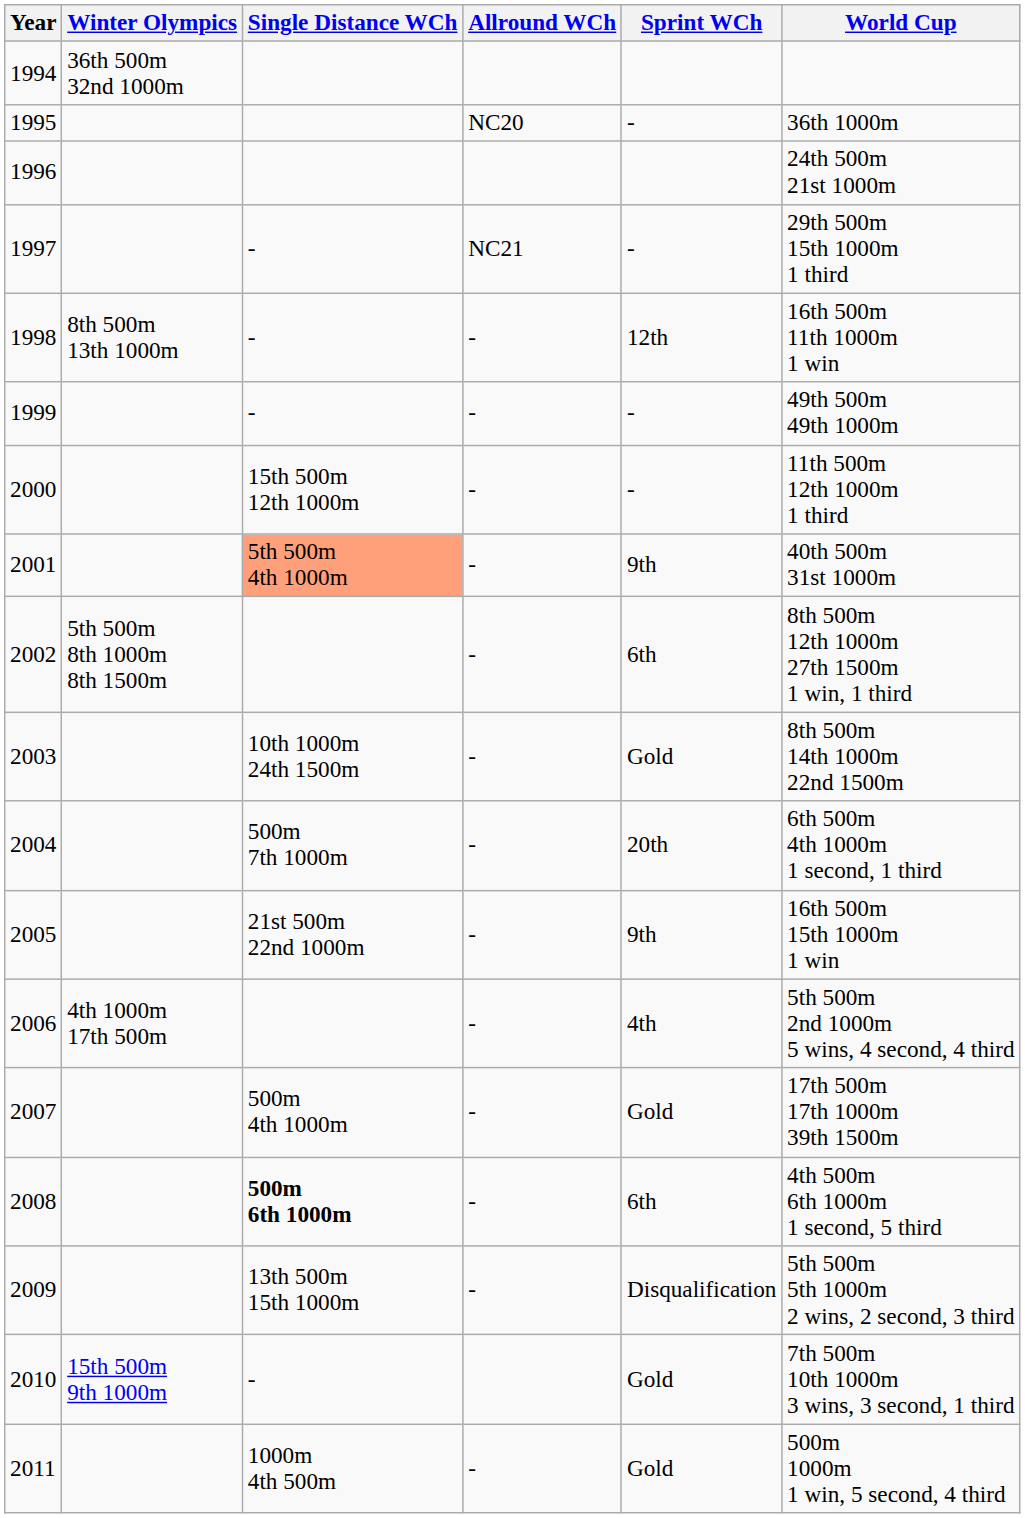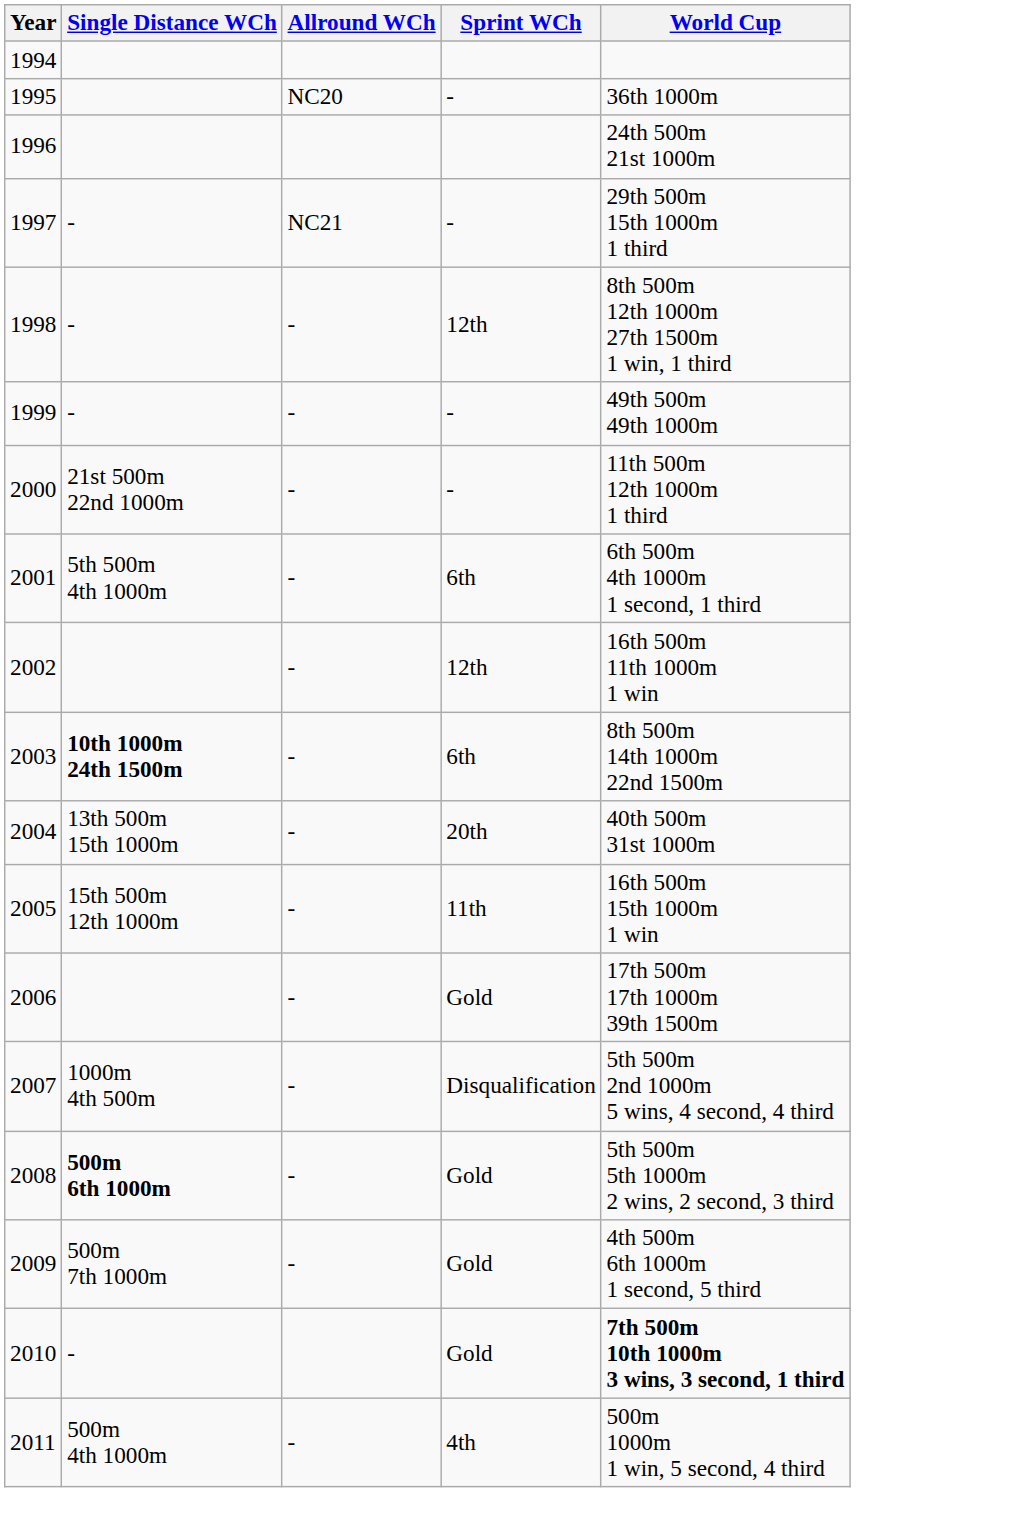- column: (152, 22)
(842, 337) 16th 500m 11th 1000m 1 win -> (669, 324) 8th 500m 12th 1000m 27th 1500m 1 win, 1 third
(304, 489) 15th 500m 12th 1000m -> (125, 489) 21st 500m 22nd 1000m
(298, 565) lightsalmon background -> (117, 578) no background
(642, 565) 9th -> (461, 578) 6th
(842, 565) 40th 500m 31st 1000m -> (684, 578) 6th 500m 4th 1000m 1 second, 1 third
(642, 654) 6th -> (467, 667) 12th
(850, 654) 8th 500m 12th 1000m 27th 1500m 1 win, 1 third -> (662, 667) 16th 500m 11th 1000m 1 win
(304, 756) normal -> (125, 756) bold
(650, 756) Gold -> (461, 756) 6th
(298, 845) 500m 7th 1000m -> (123, 832) 13th 500m 15th 1000m
(864, 845) 6th 500m 4th 1000m 1 second, 1 third -> (661, 832) 40th 500m 31st 1000m
(306, 934) 21st 500m 22nd 1000m -> (123, 908) 15th 500m 12th 1000m
(642, 934) 9th -> (467, 908) 11th
(642, 1023) 4th -> (470, 997) Gold
(901, 1023) 5th 500m 2nd 1000m 5 wins, 4 second, 4 third -> (662, 997) 17th 500m 17th 1000m 39th 1500m
(298, 1112) 500m 4th 1000m -> (111, 1086) 1000m 4th 500m
(650, 1112) Gold -> (521, 1086) Disqualification
(843, 1112) 17th 500m 17th 1000m 39th 1500m -> (720, 1086) 5th 500m 2nd 1000m 5 wins, 4 second, 4 third
(642, 1201) 6th -> (470, 1175) Gold
(864, 1201) 4th 500m 6th 1000m 1 second, 5 third -> (720, 1175) 5th 500m 5th 1000m 2 wins, 2 second, 3 third
(304, 1290) 13th 500m 15th 1000m -> (117, 1264) 500m 7th 1000m
(702, 1290) Disqualification -> (470, 1264) Gold
(901, 1290) 5th 500m 5th 1000m 2 wins, 2 second, 3 third -> (684, 1264) 4th 500m 6th 1000m 1 second, 5 third
(901, 1379) normal -> (725, 1353) bold
(292, 1468) 1000m 4th 500m -> (117, 1442) 500m 4th 1000m
(650, 1468) Gold -> (461, 1442) 4th
